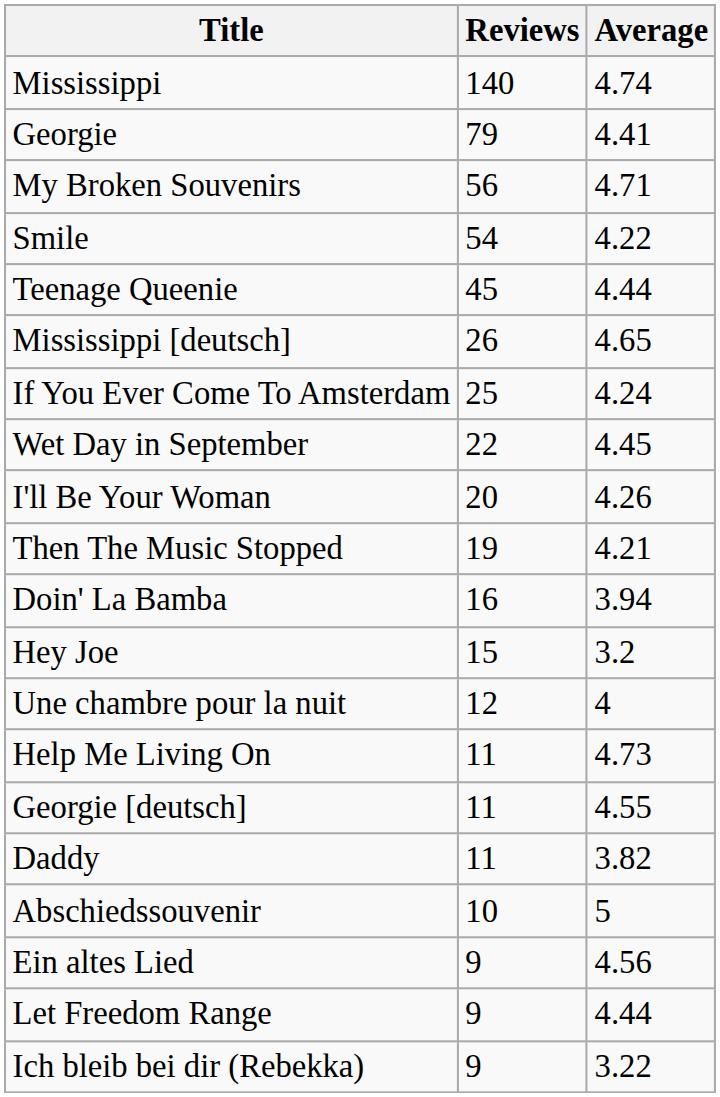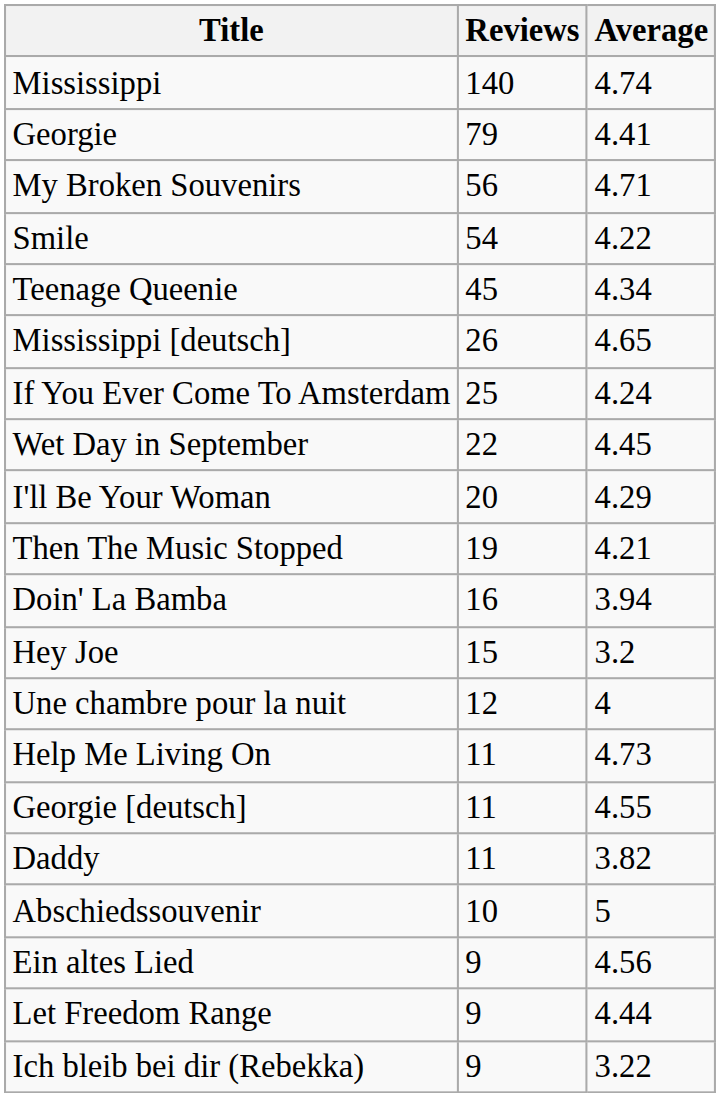(623, 289) 4.44 -> (623, 289) 4.34
(623, 496) 4.26 -> (623, 496) 4.29
